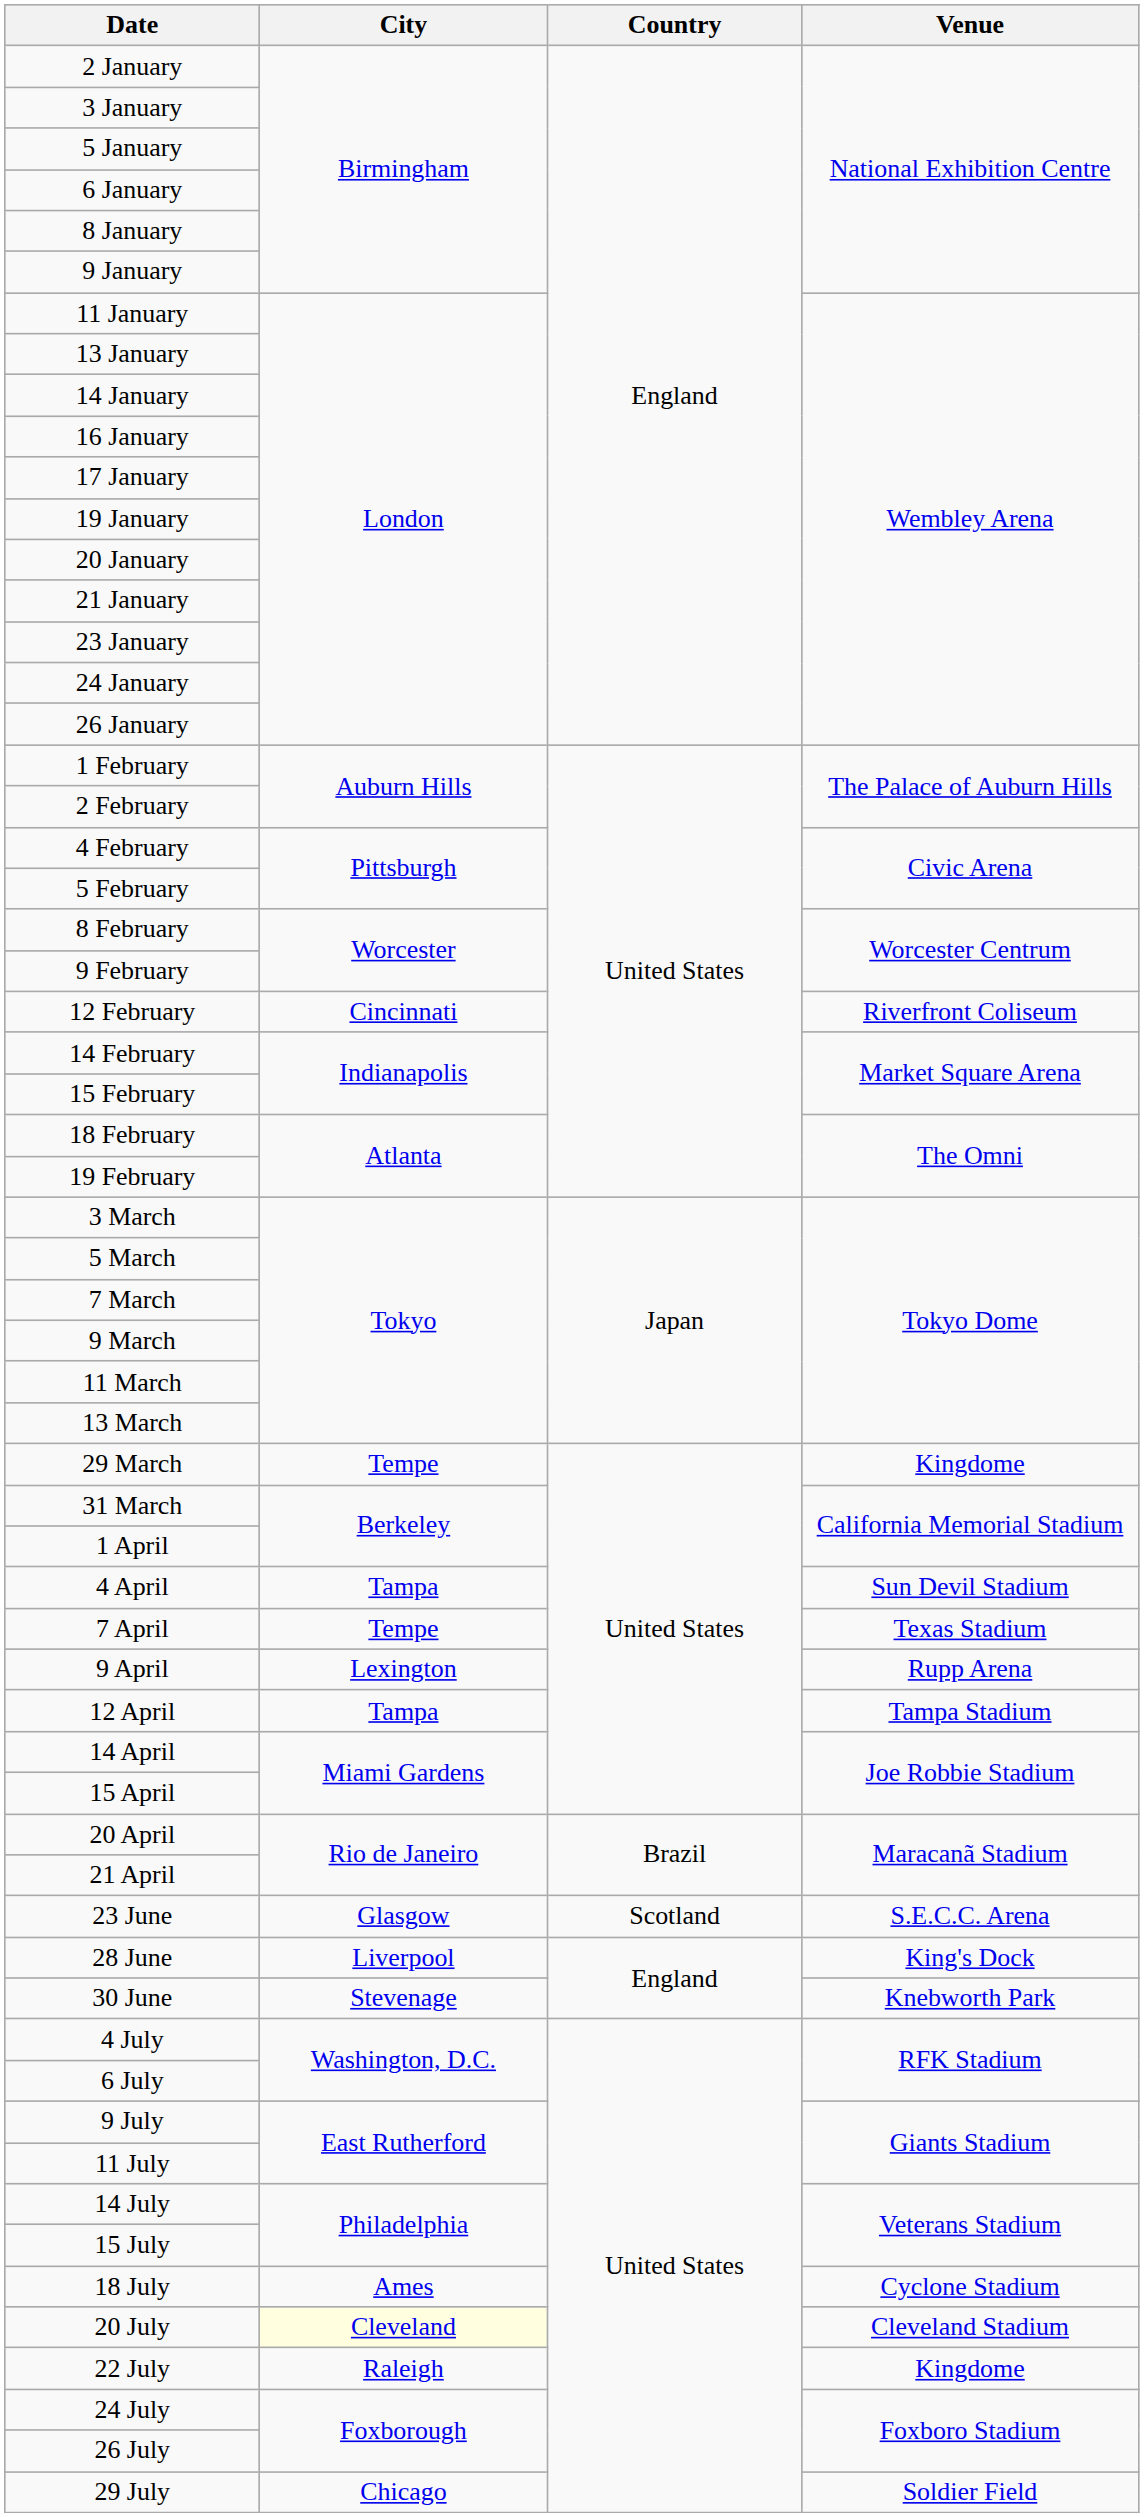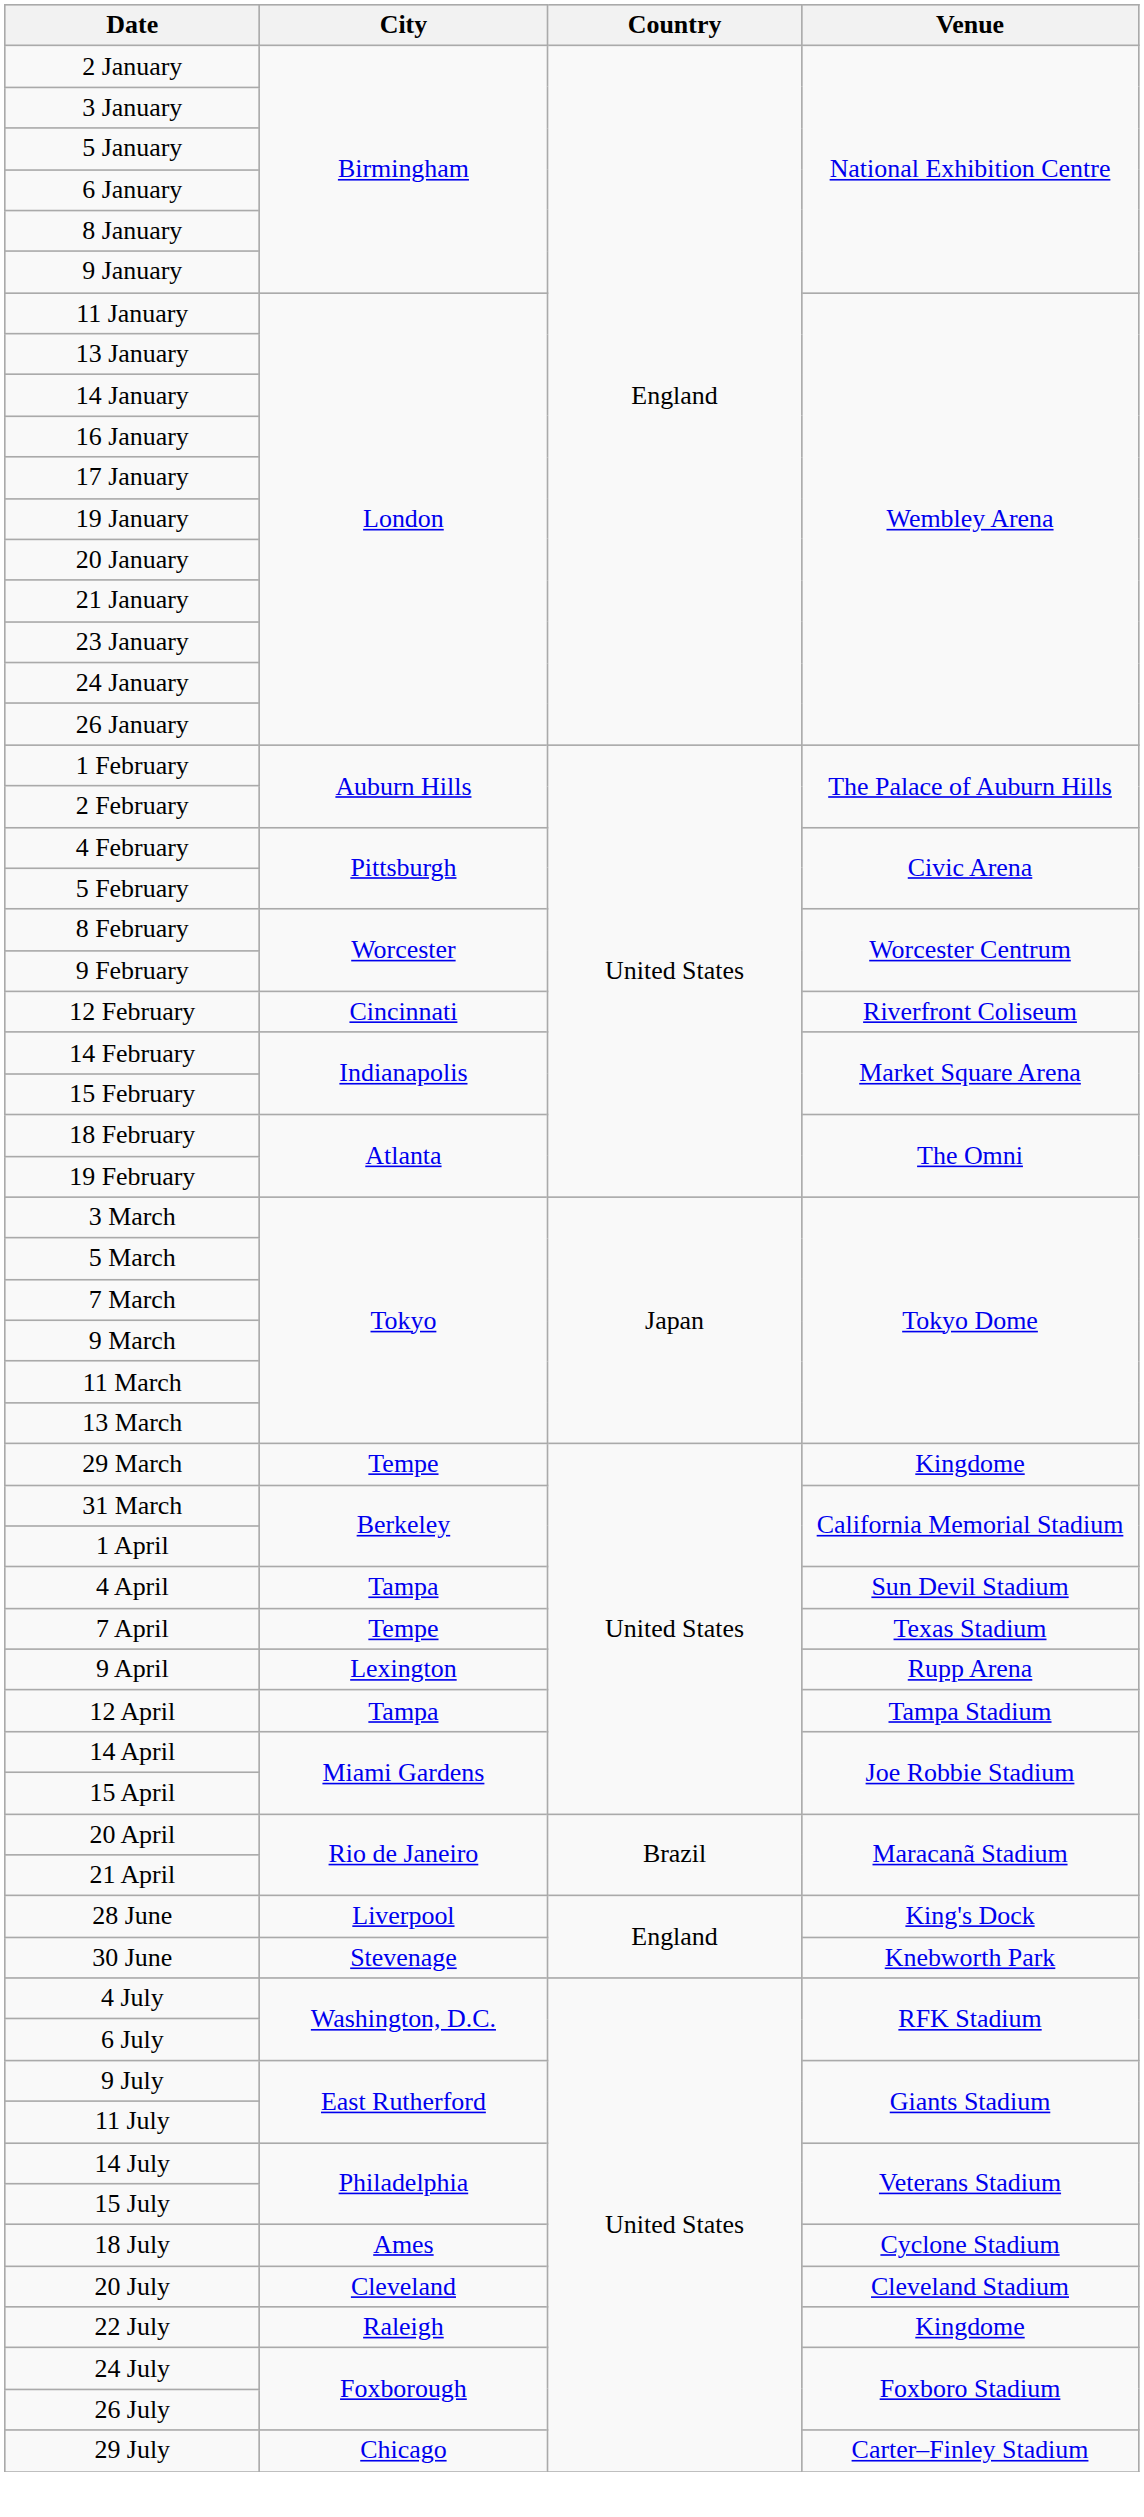- row: (132, 1915)
(403, 2327) lightyellow background -> (403, 2285) no background
(970, 2491) Soldier Field -> (970, 2450) Carter–Finley Stadium
